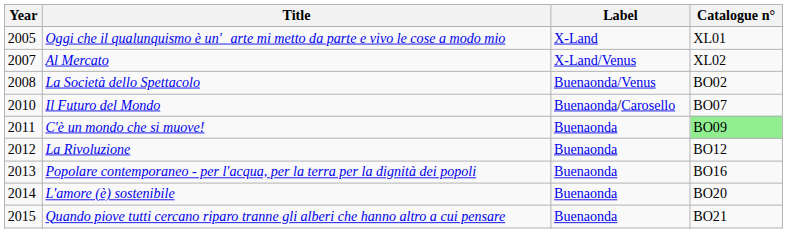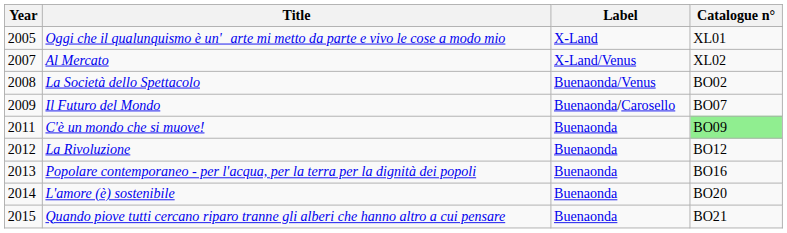(22, 104) 2010 -> (22, 104) 2009
